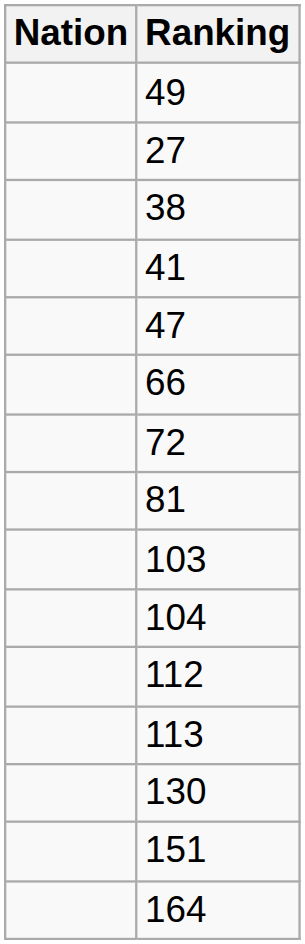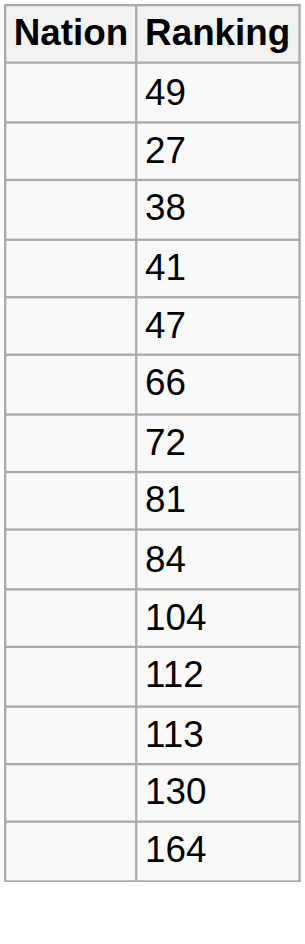+ row: (166, 558)
- row: (176, 558)
- row: (176, 850)
